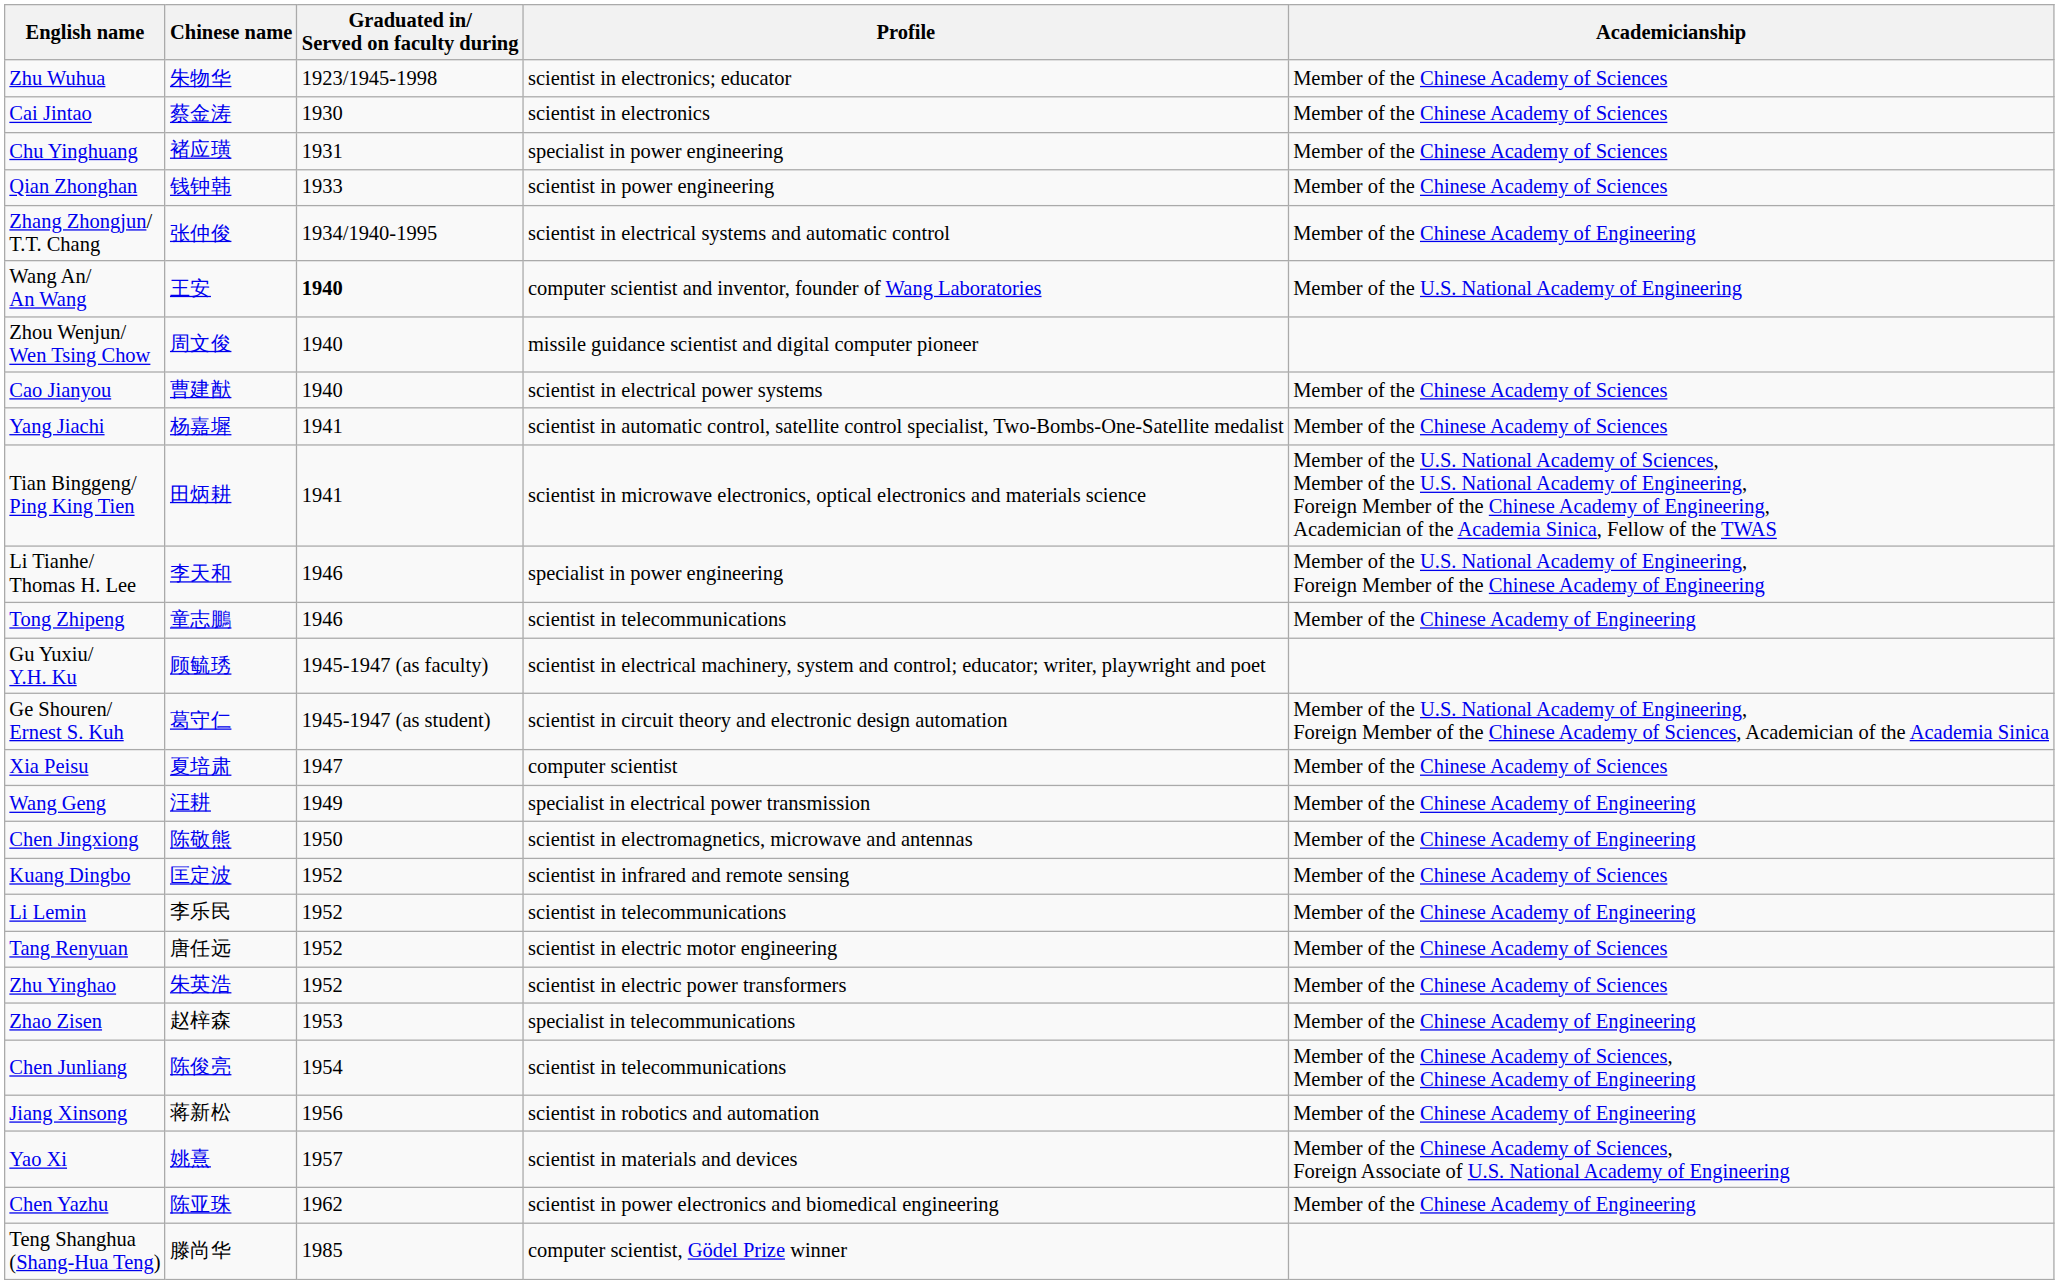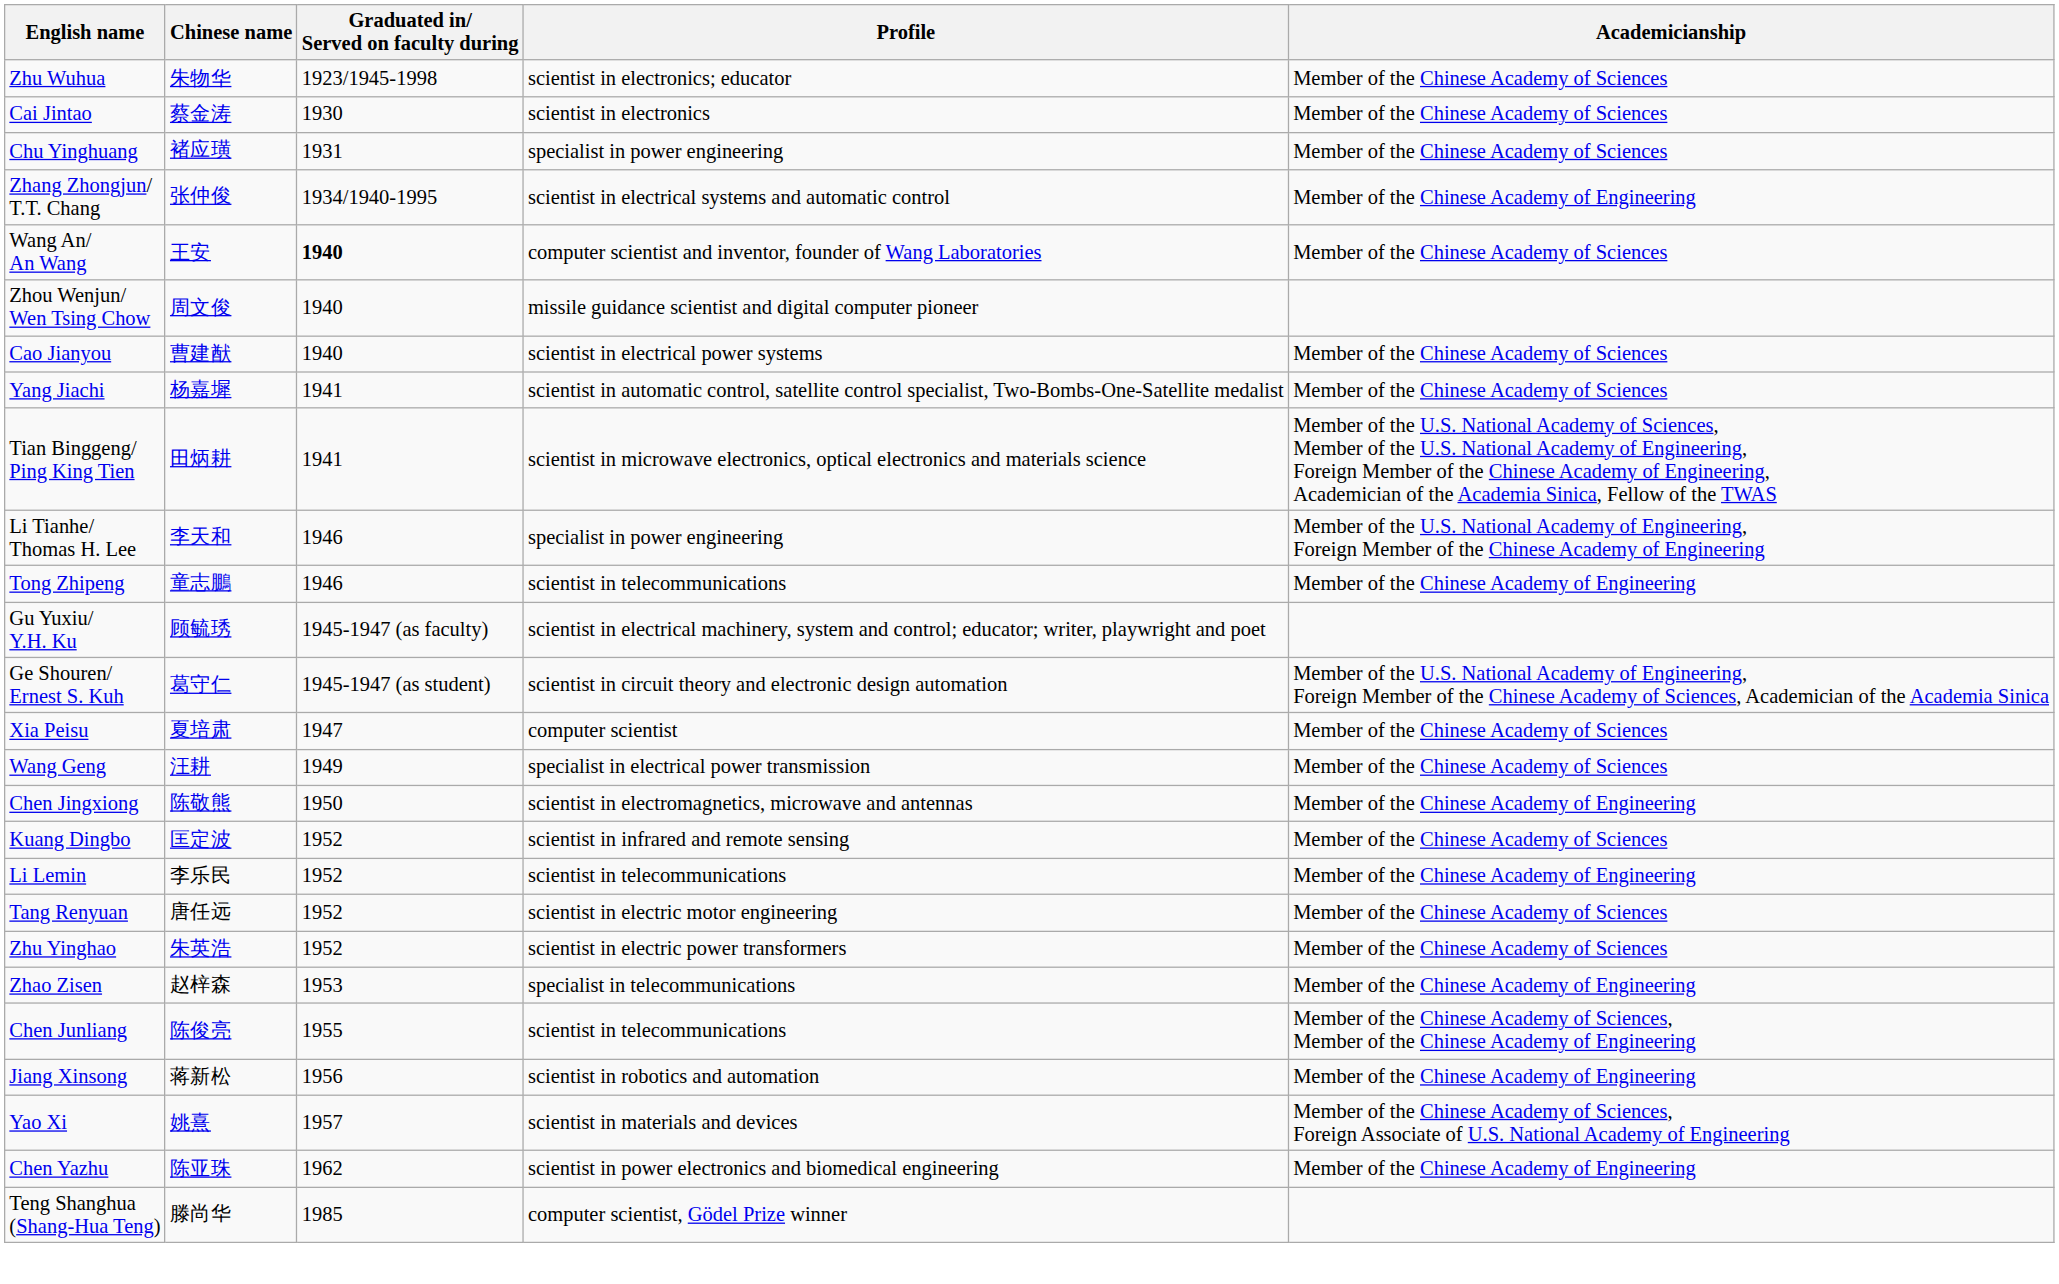- row: (73, 187)
(1518, 288) Member of the U.S. National Academy of Engineering -> (1480, 252) Member of the Chinese Academy of Sciences
(1494, 803) Member of the Chinese Academy of Engineering -> (1480, 767) Member of the Chinese Academy of Sciences
(322, 1067) 1954 -> (322, 1030) 1955
